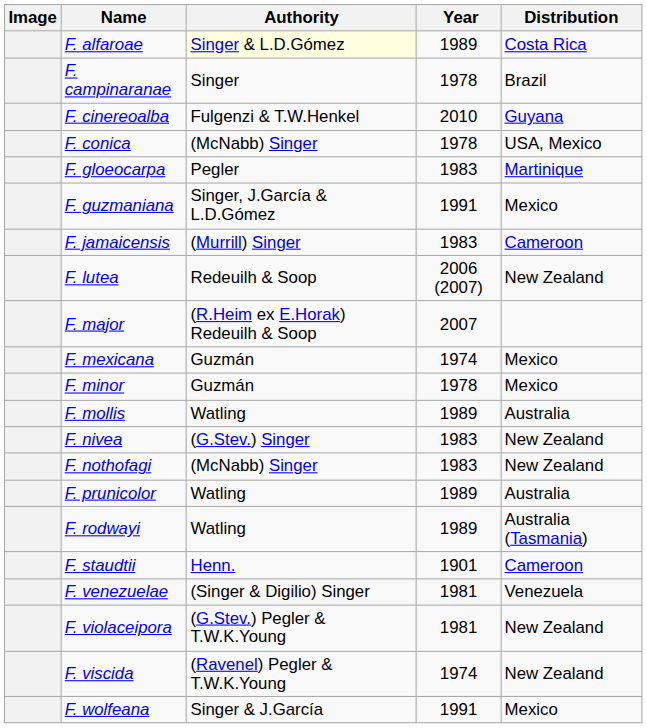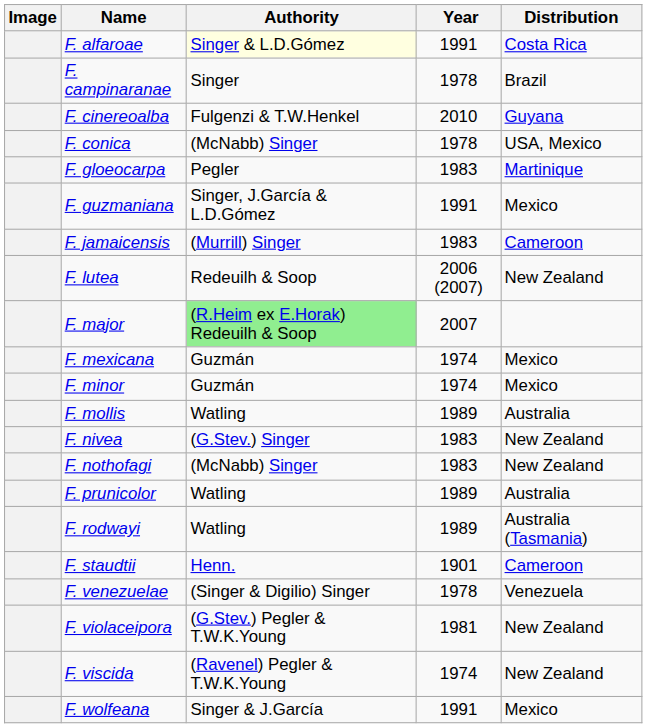(459, 44) 1989 -> (459, 44) 1991
(268, 323) no background -> (268, 323) lightgreen background
(459, 386) 1978 -> (459, 386) 1974
(459, 591) 1981 -> (459, 591) 1978
